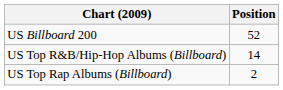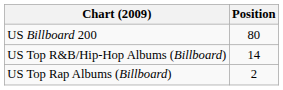(254, 34) 52 -> (254, 34) 80
